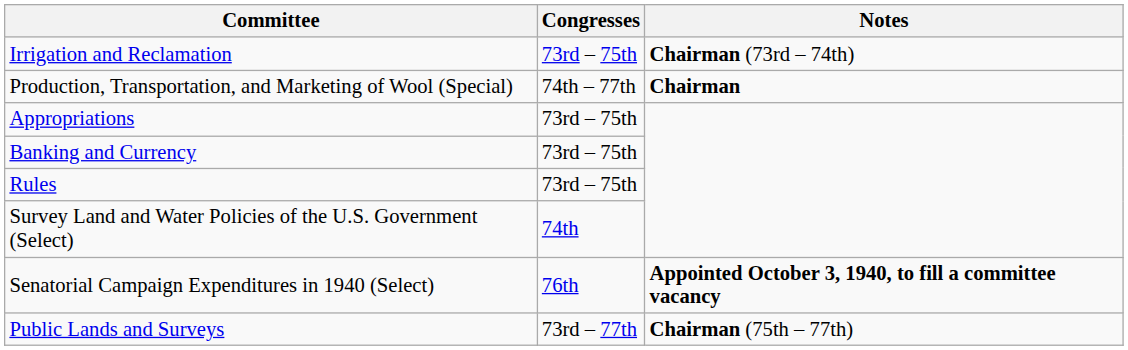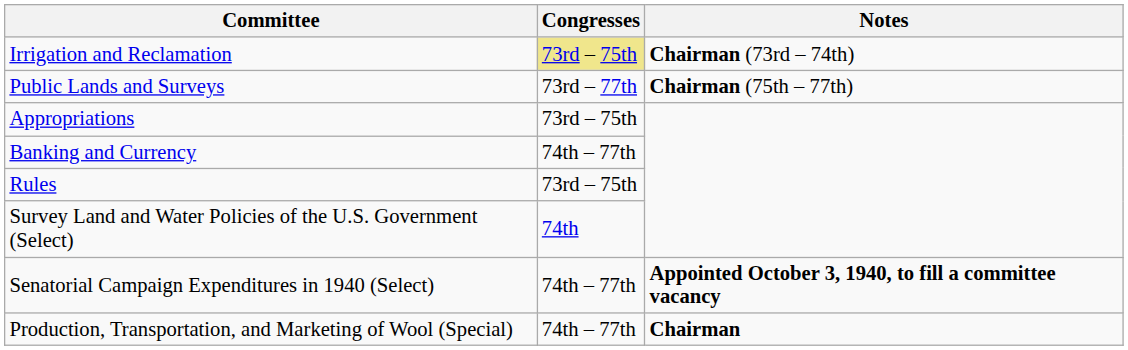(589, 53) no background -> (589, 53) khaki background
rows swapped: (117, 329) <-> (261, 86)
(589, 151) 73rd – 75th -> (589, 151) 74th – 77th
(560, 284) 76th -> (589, 284) 74th – 77th
